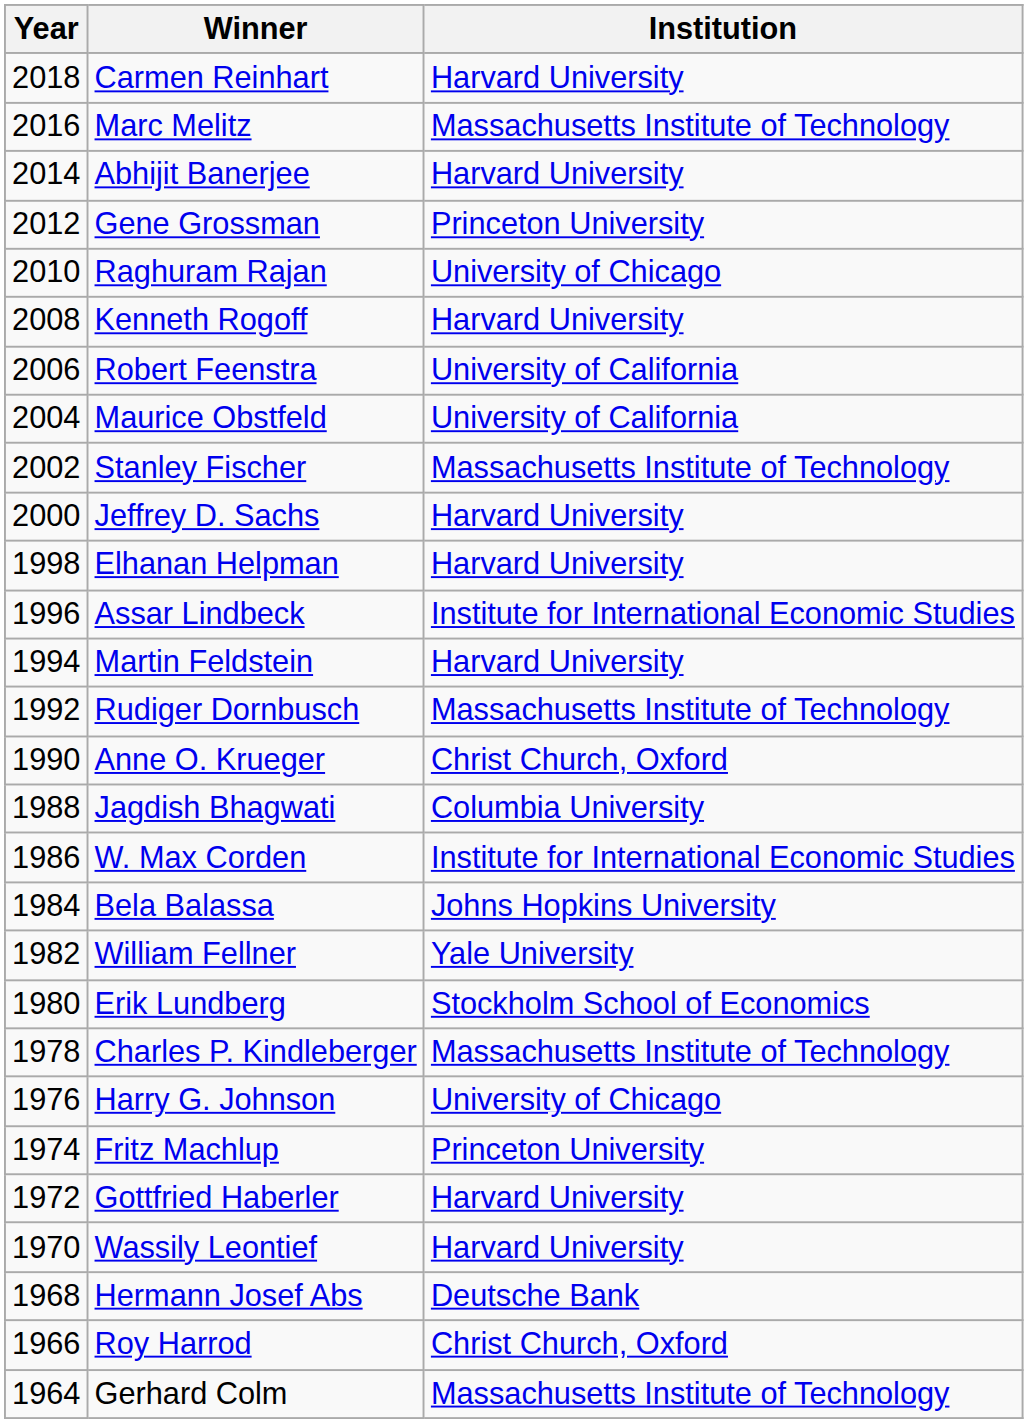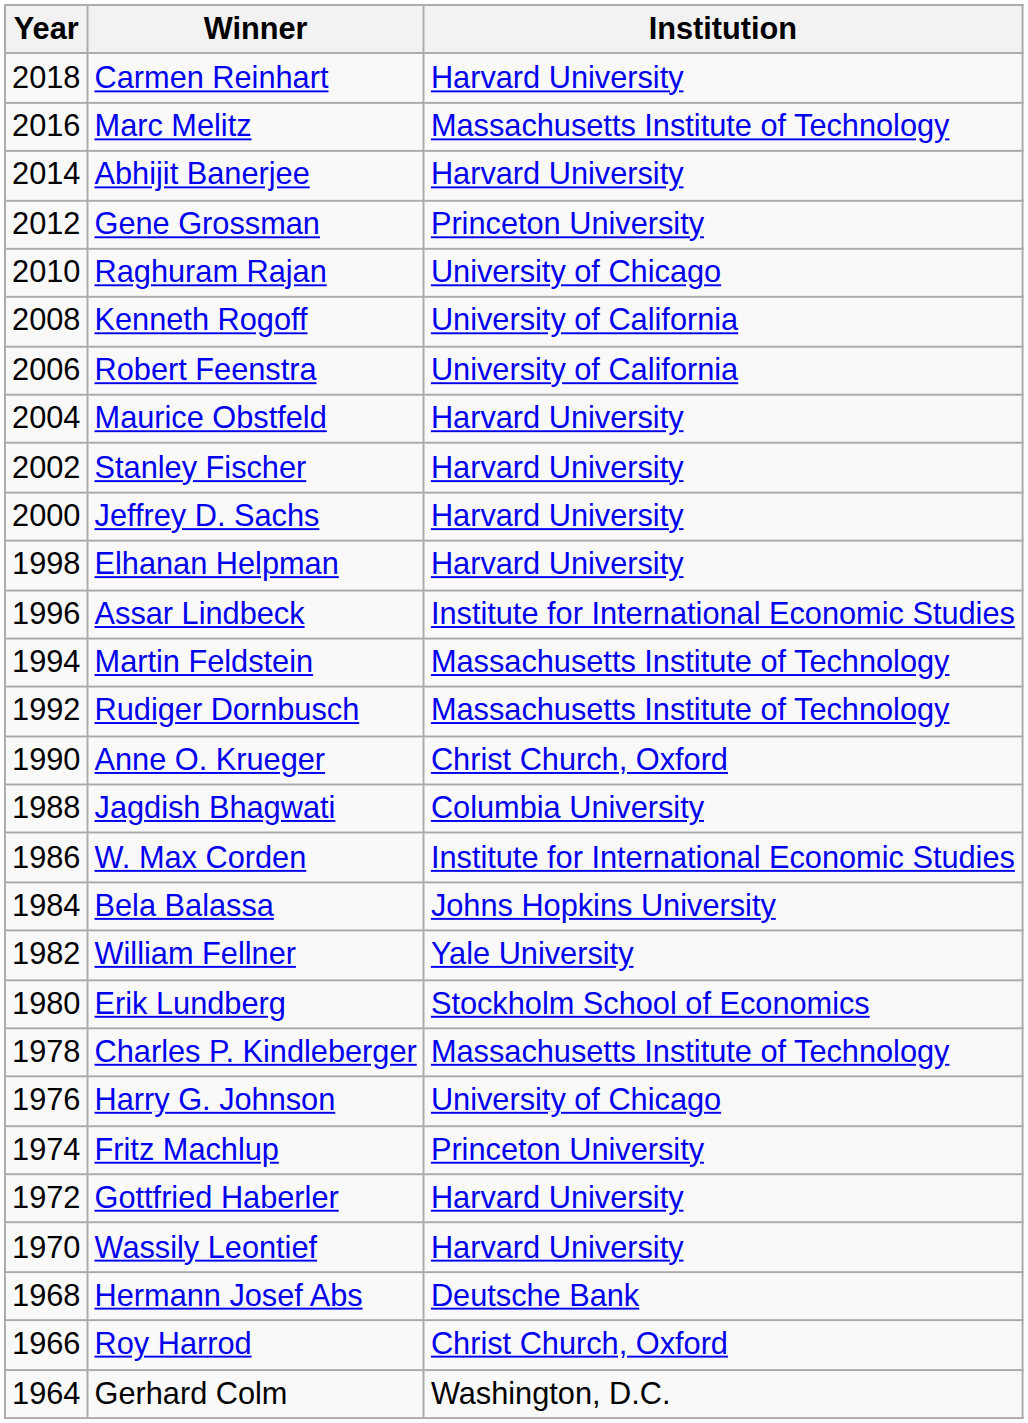(557, 321) Harvard University -> (585, 321) University of California
(585, 418) University of California -> (557, 418) Harvard University
(690, 467) Massachusetts Institute of Technology -> (557, 467) Harvard University
(557, 662) Harvard University -> (690, 662) Massachusetts Institute of Technology
(690, 1393) Massachusetts Institute of Technology -> (551, 1393) Washington, D.C.
